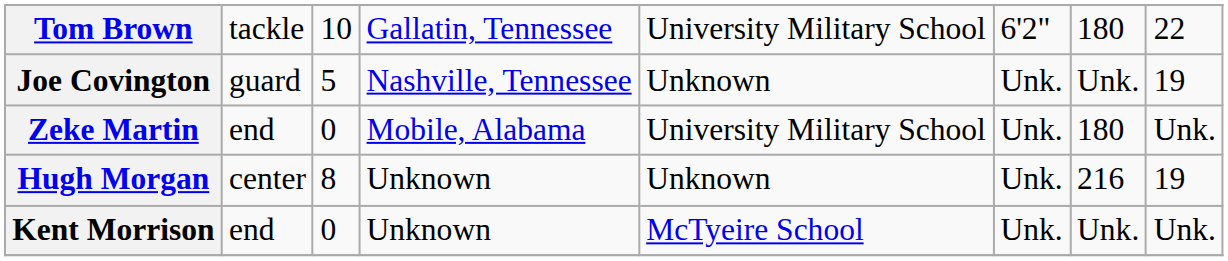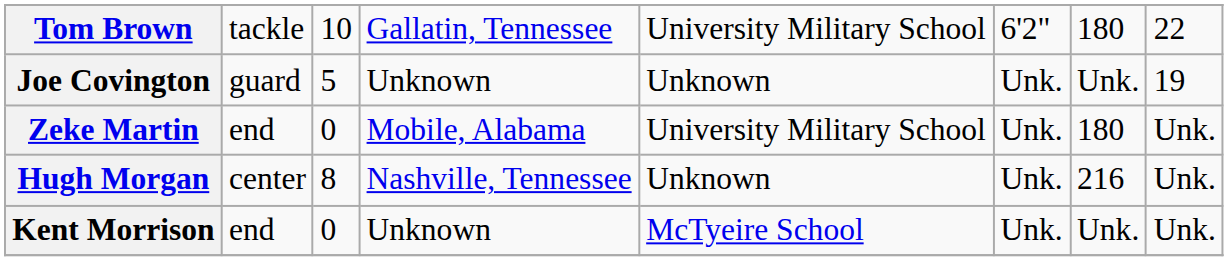(499, 79) Nashville, Tennessee -> (429, 79) Unknown
(429, 179) Unknown -> (499, 179) Nashville, Tennessee
(1170, 179) 19 -> (1185, 179) Unk.
